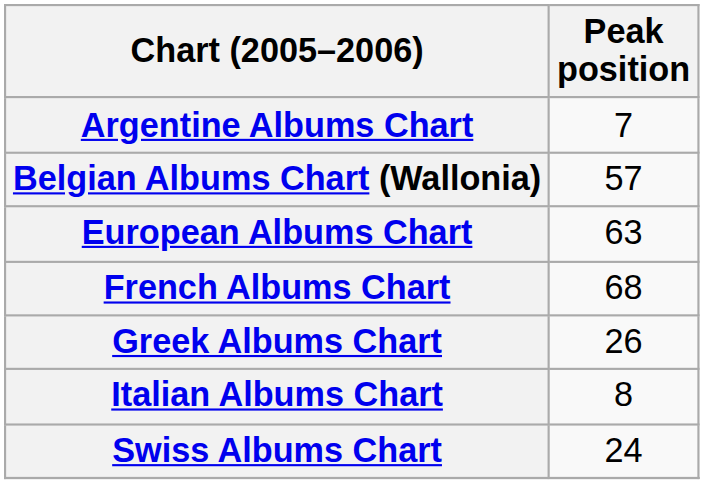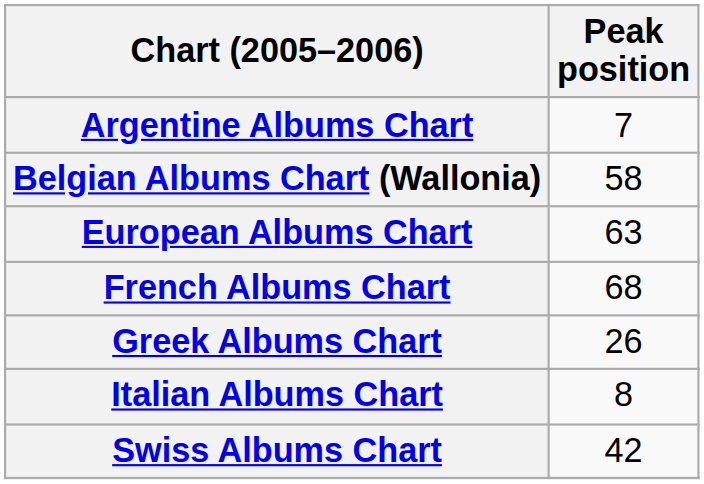(624, 178) 57 -> (624, 178) 58
(624, 450) 24 -> (624, 450) 42
